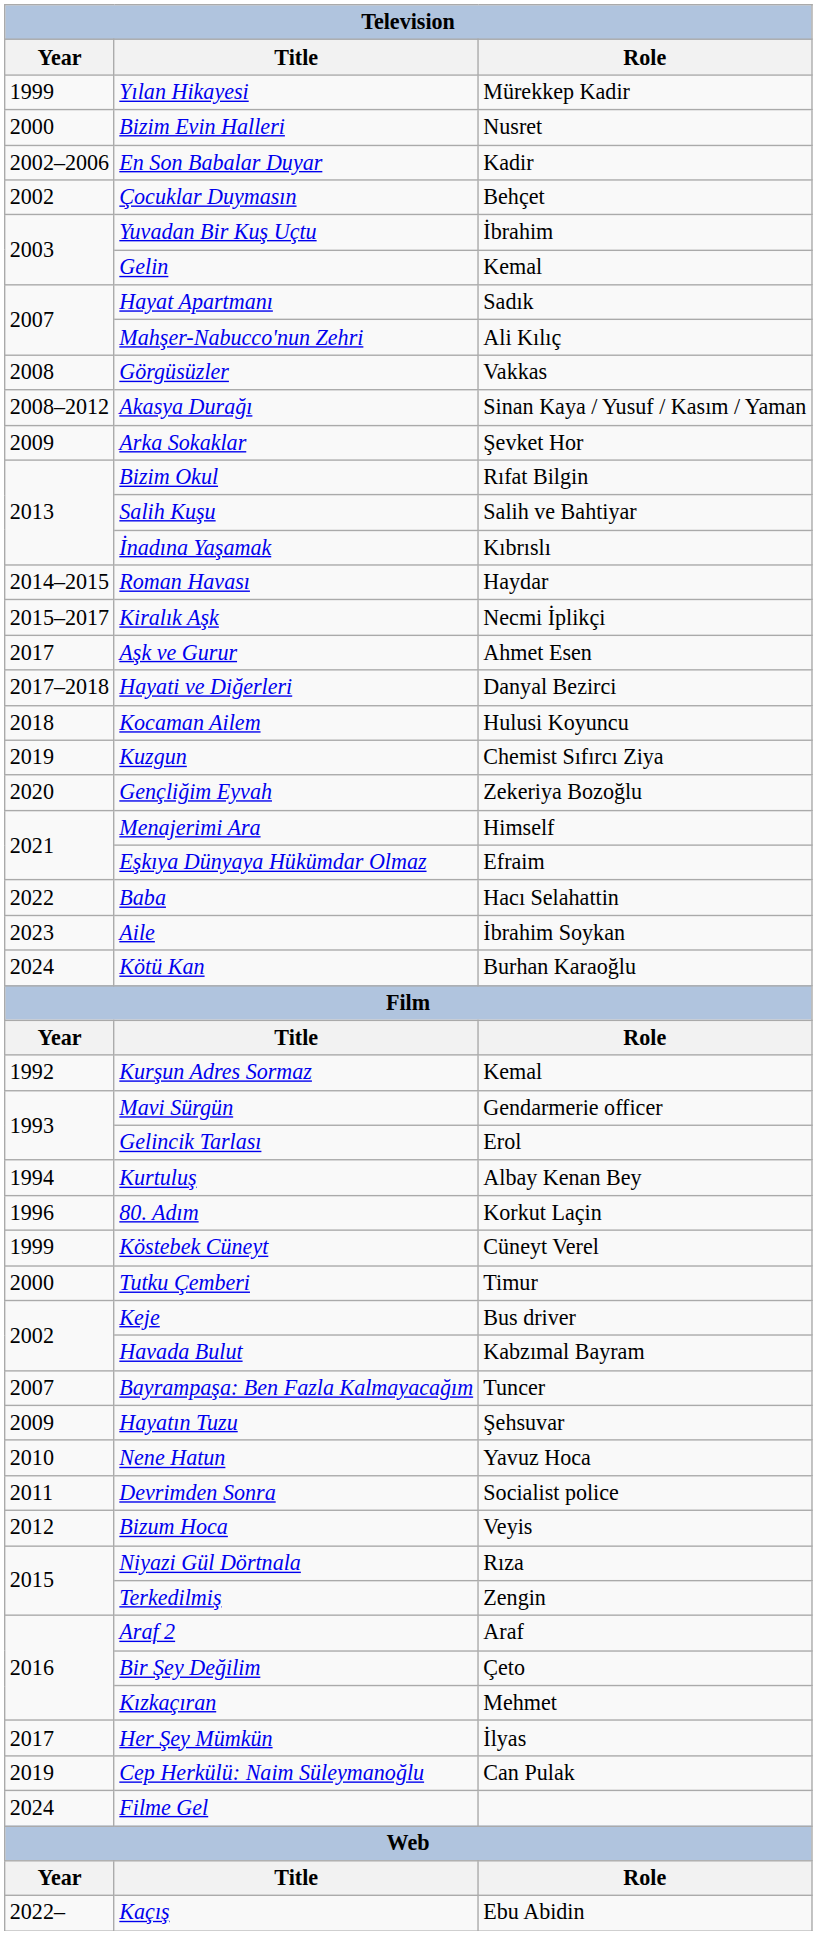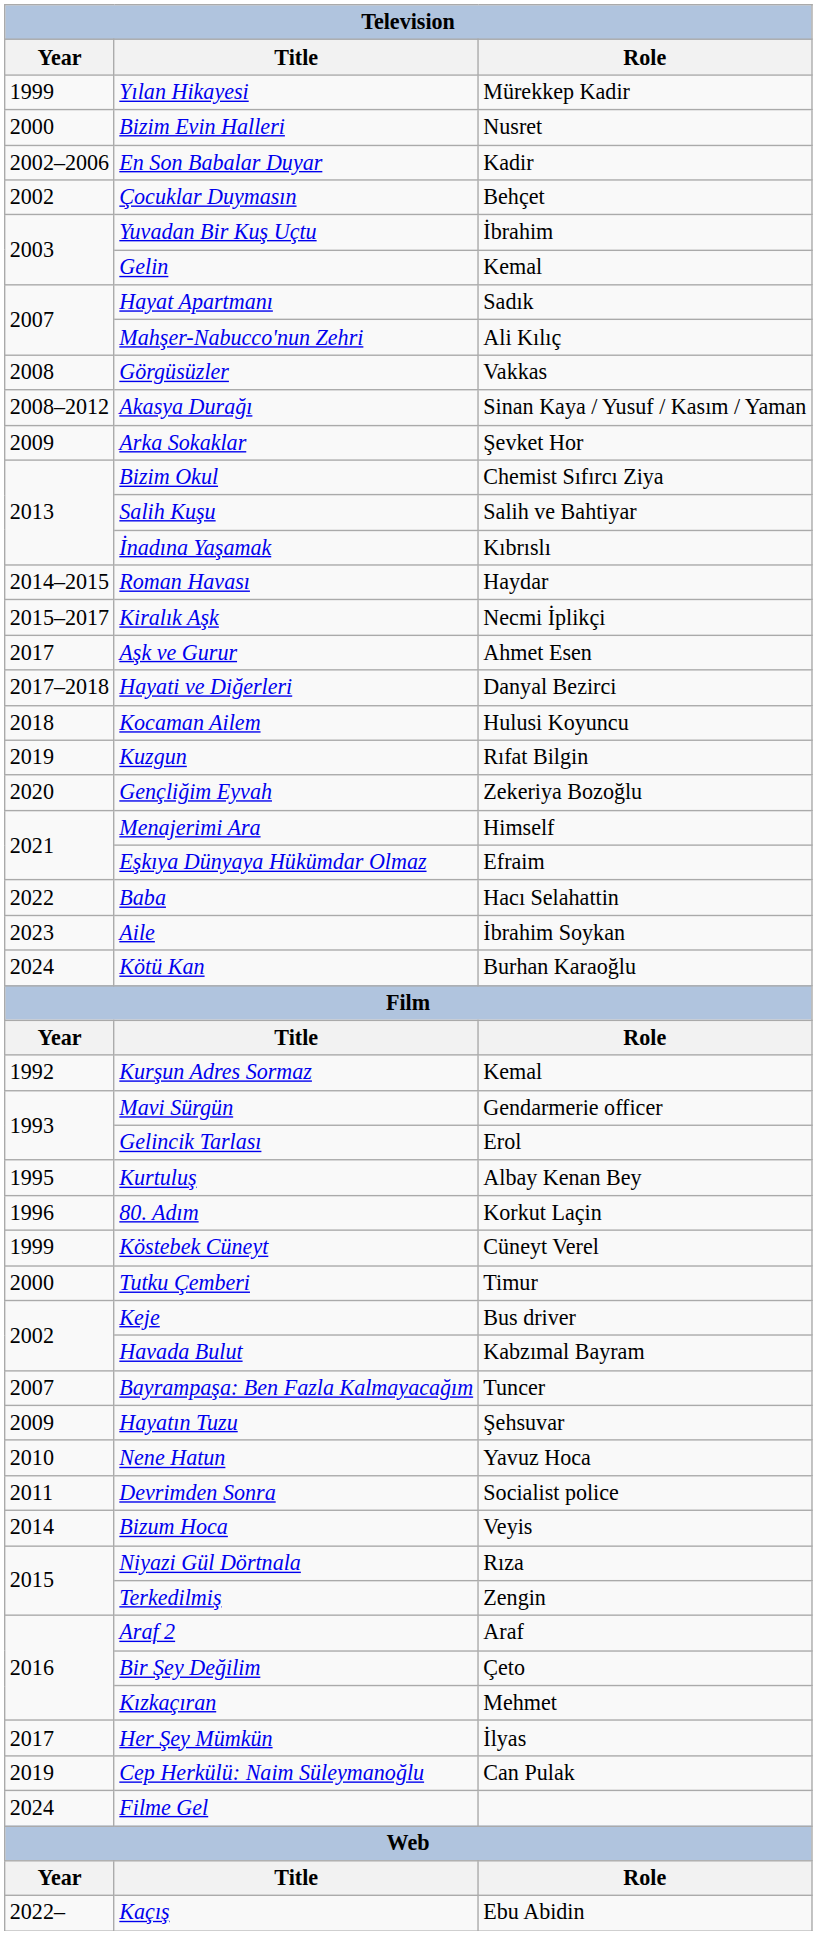(536, 477) Rıfat Bilgin -> (573, 477) Chemist Sıfırcı Ziya
(573, 757) Chemist Sıfırcı Ziya -> (536, 757) Rıfat Bilgin
(32, 1177) 1994 -> (32, 1177) 1995
(32, 1527) 2012 -> (32, 1527) 2014
